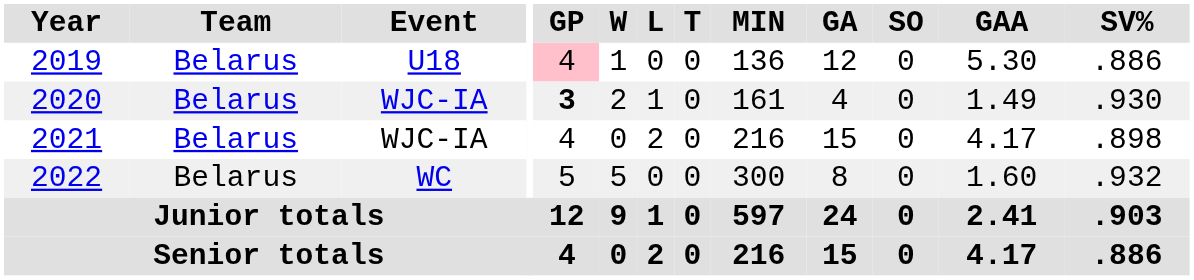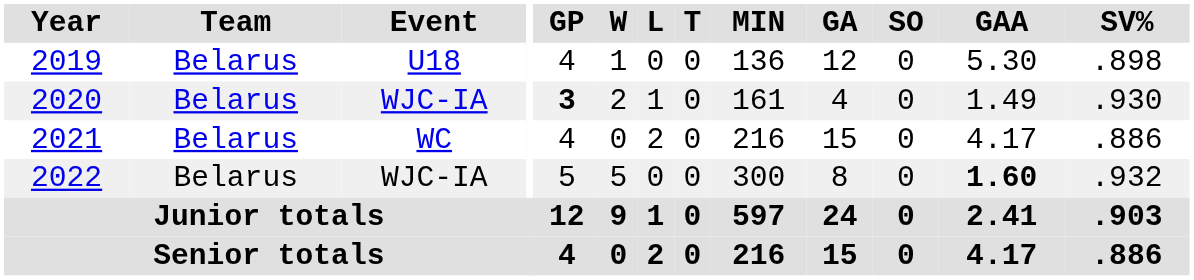(567, 62) pink background -> (567, 62) no background
(1127, 62) .886 -> (1127, 62) .898
(434, 140) WJC-IA -> (434, 140) WC
(1127, 140) .898 -> (1127, 140) .886
(434, 178) WC -> (434, 178) WJC-IA
(1002, 178) normal -> (1002, 178) bold
